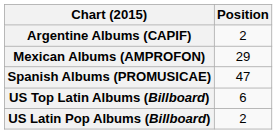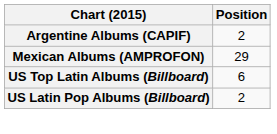- row: (109, 77)
